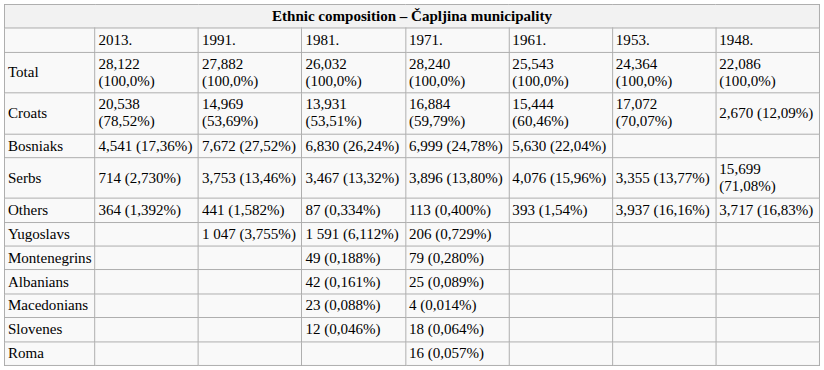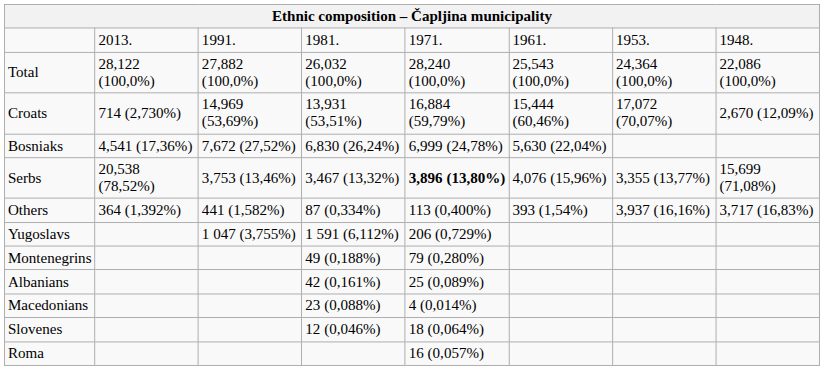(127, 113) 20,538 (78,52%) -> (140, 113) 714 (2,730%)
(140, 177) 714 (2,730%) -> (127, 177) 20,538 (78,52%)
(456, 177) normal -> (457, 177) bold
